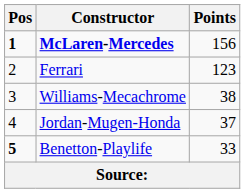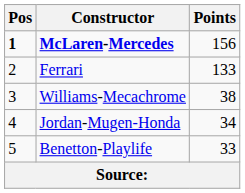(224, 70) 123 -> (224, 70) 133
(228, 123) 37 -> (228, 123) 34
(12, 149) bold -> (12, 149) normal
